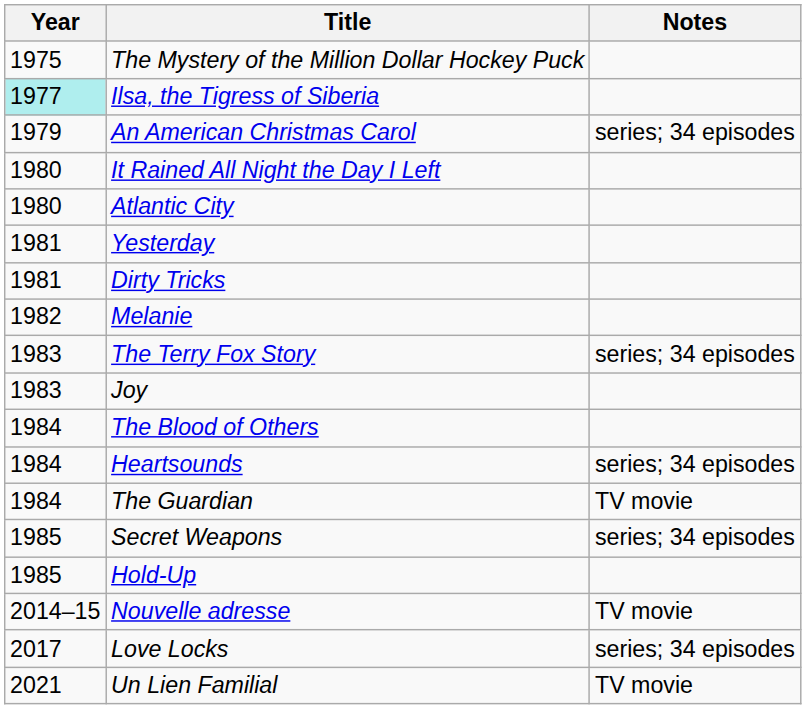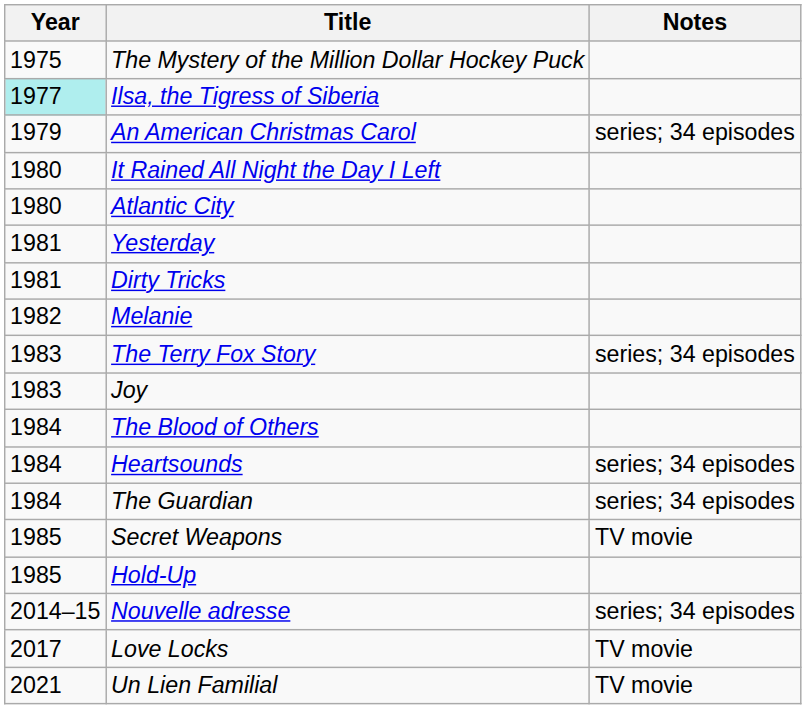(644, 501) TV movie -> (695, 501) series; 34 episodes
(695, 538) series; 34 episodes -> (644, 538) TV movie
(644, 611) TV movie -> (695, 611) series; 34 episodes
(695, 648) series; 34 episodes -> (644, 648) TV movie
